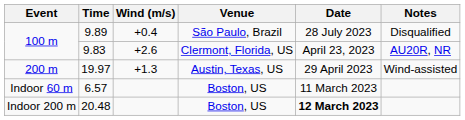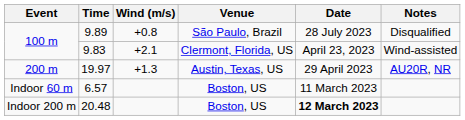(146, 32) +0.4 -> (146, 32) +0.8
(146, 50) +2.6 -> (146, 50) +2.1
(420, 50) AU20R, NR -> (420, 50) Wind-assisted
(420, 69) Wind-assisted -> (420, 69) AU20R, NR
